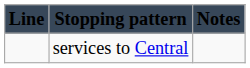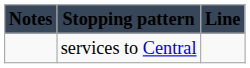columns swapped: (27, 18) <-> (219, 18)
